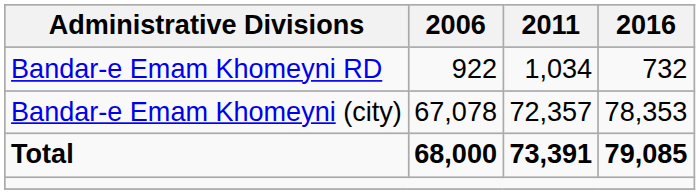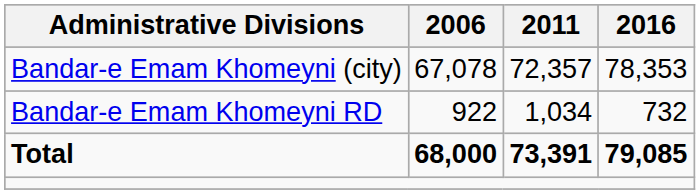rows swapped: (197, 68) <-> (206, 111)
